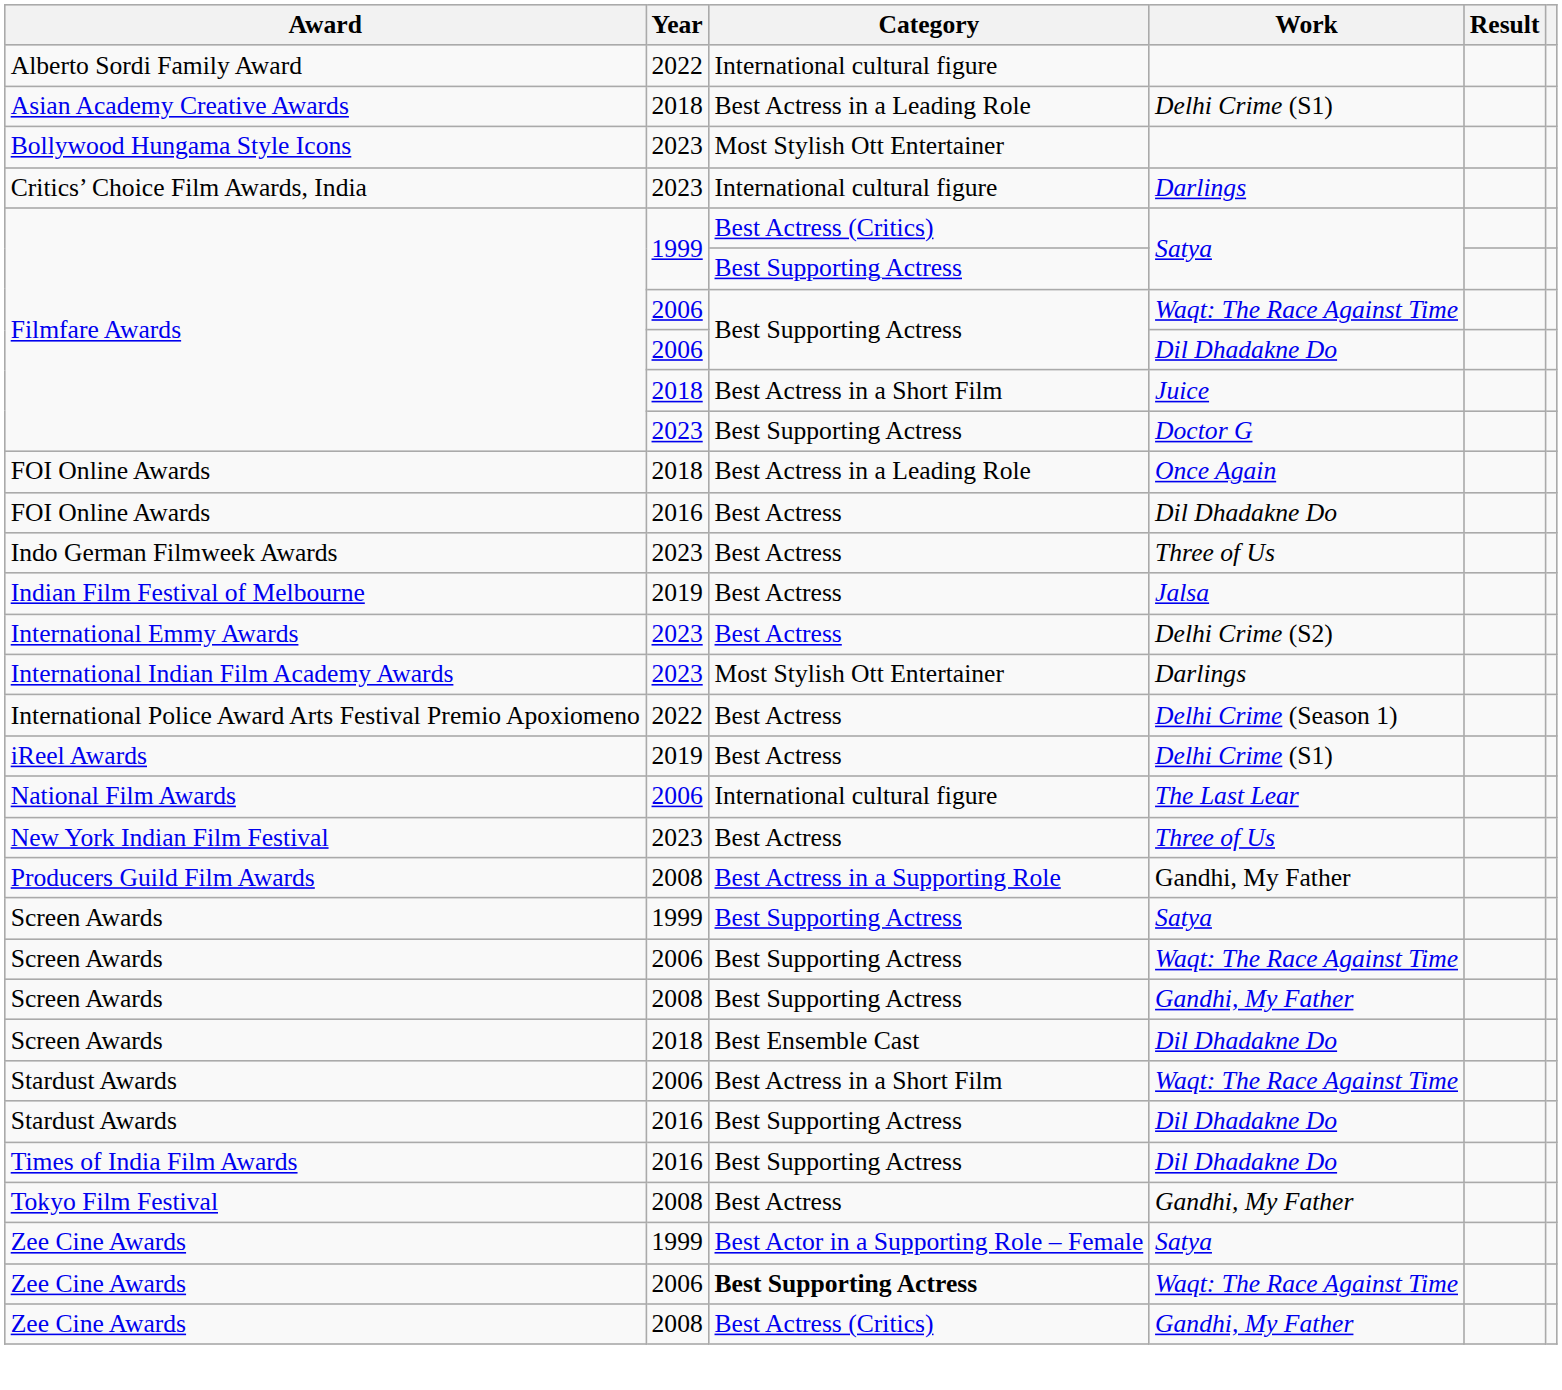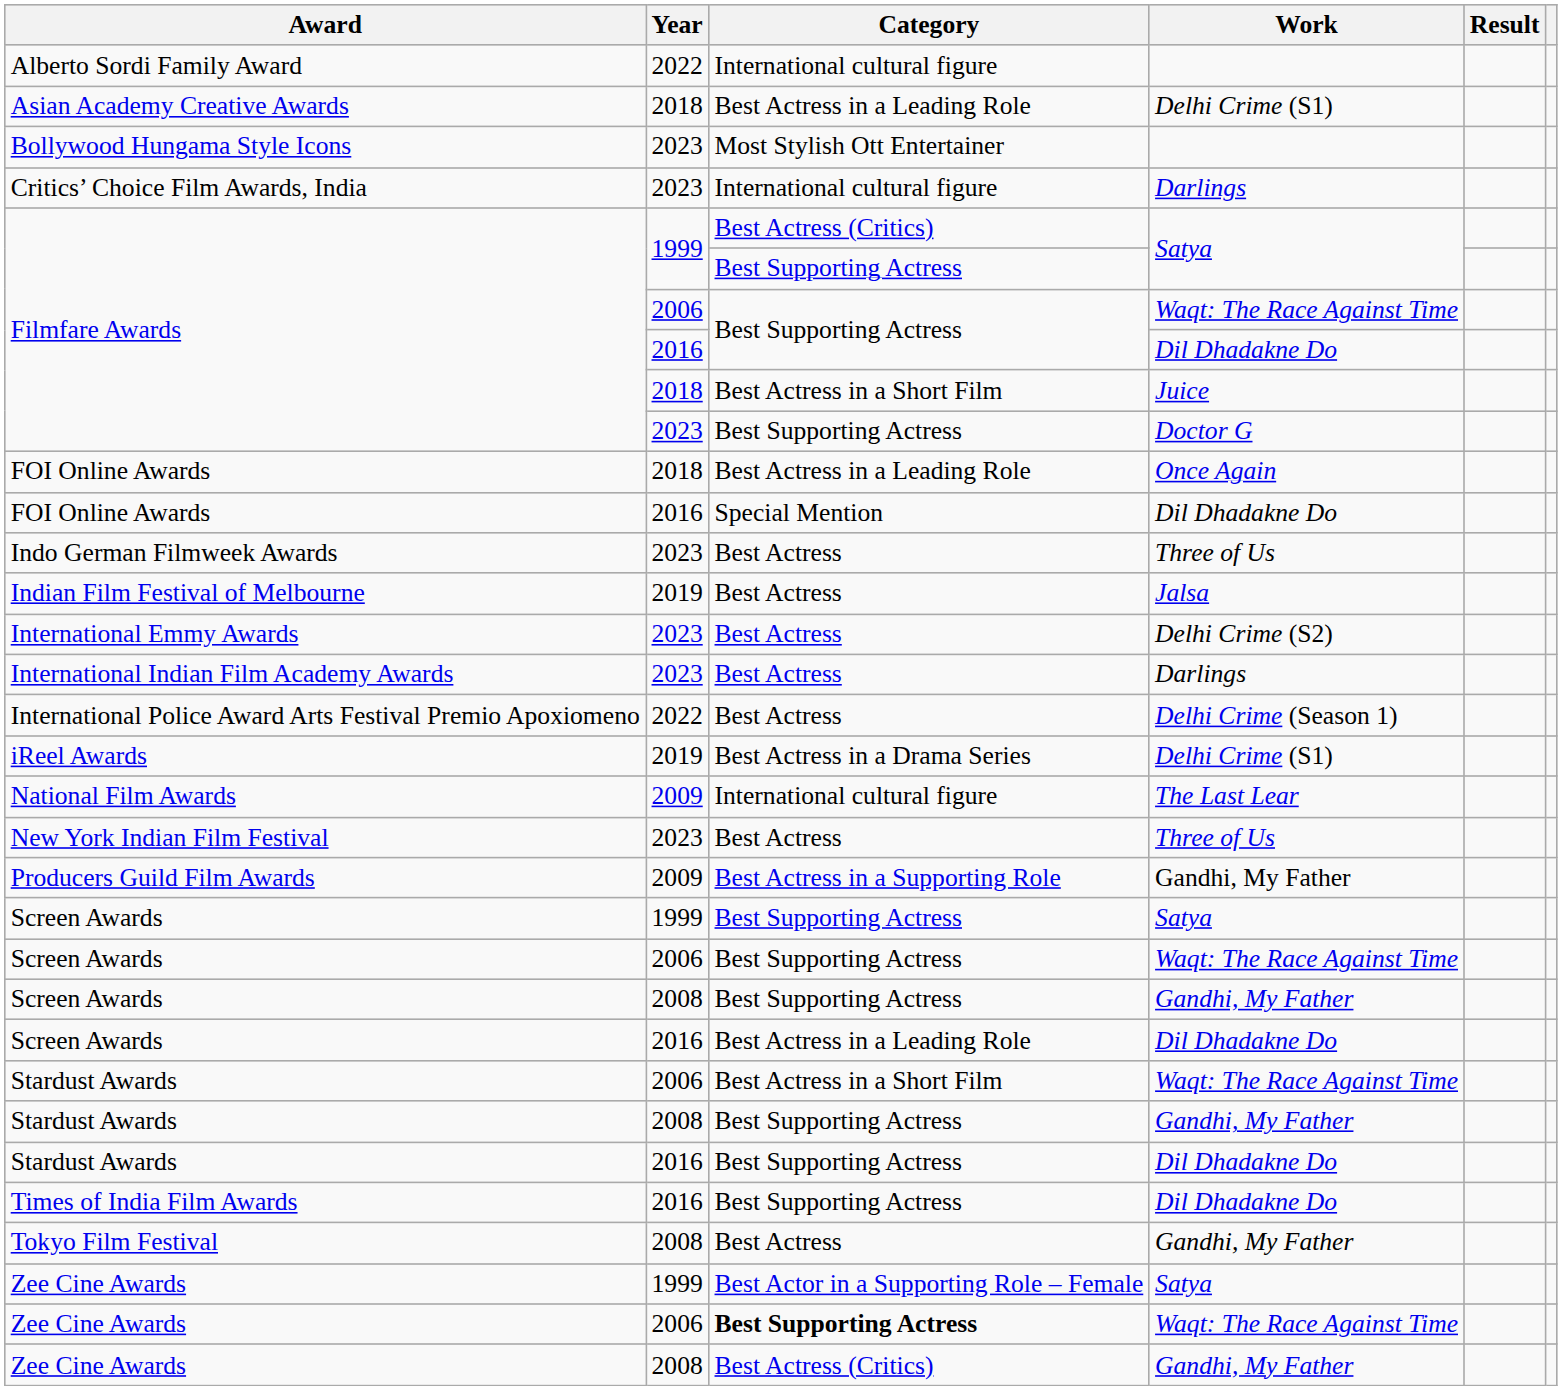(677, 349) 2006 -> (677, 349) 2016
(778, 512) Best Actress -> (799, 512) Special Mention
(859, 674) Most Stylish Ott Entertainer -> (778, 674) Best Actress
(778, 755) Best Actress -> (873, 755) Best Actress in a Drama Series
(677, 796) 2006 -> (677, 796) 2009
(677, 877) 2008 -> (677, 877) 2009
(677, 1039) 2018 -> (677, 1039) 2016
(817, 1039) Best Ensemble Cast -> (873, 1039) Best Actress in a Leading Role
+ row: (94, 1120)
